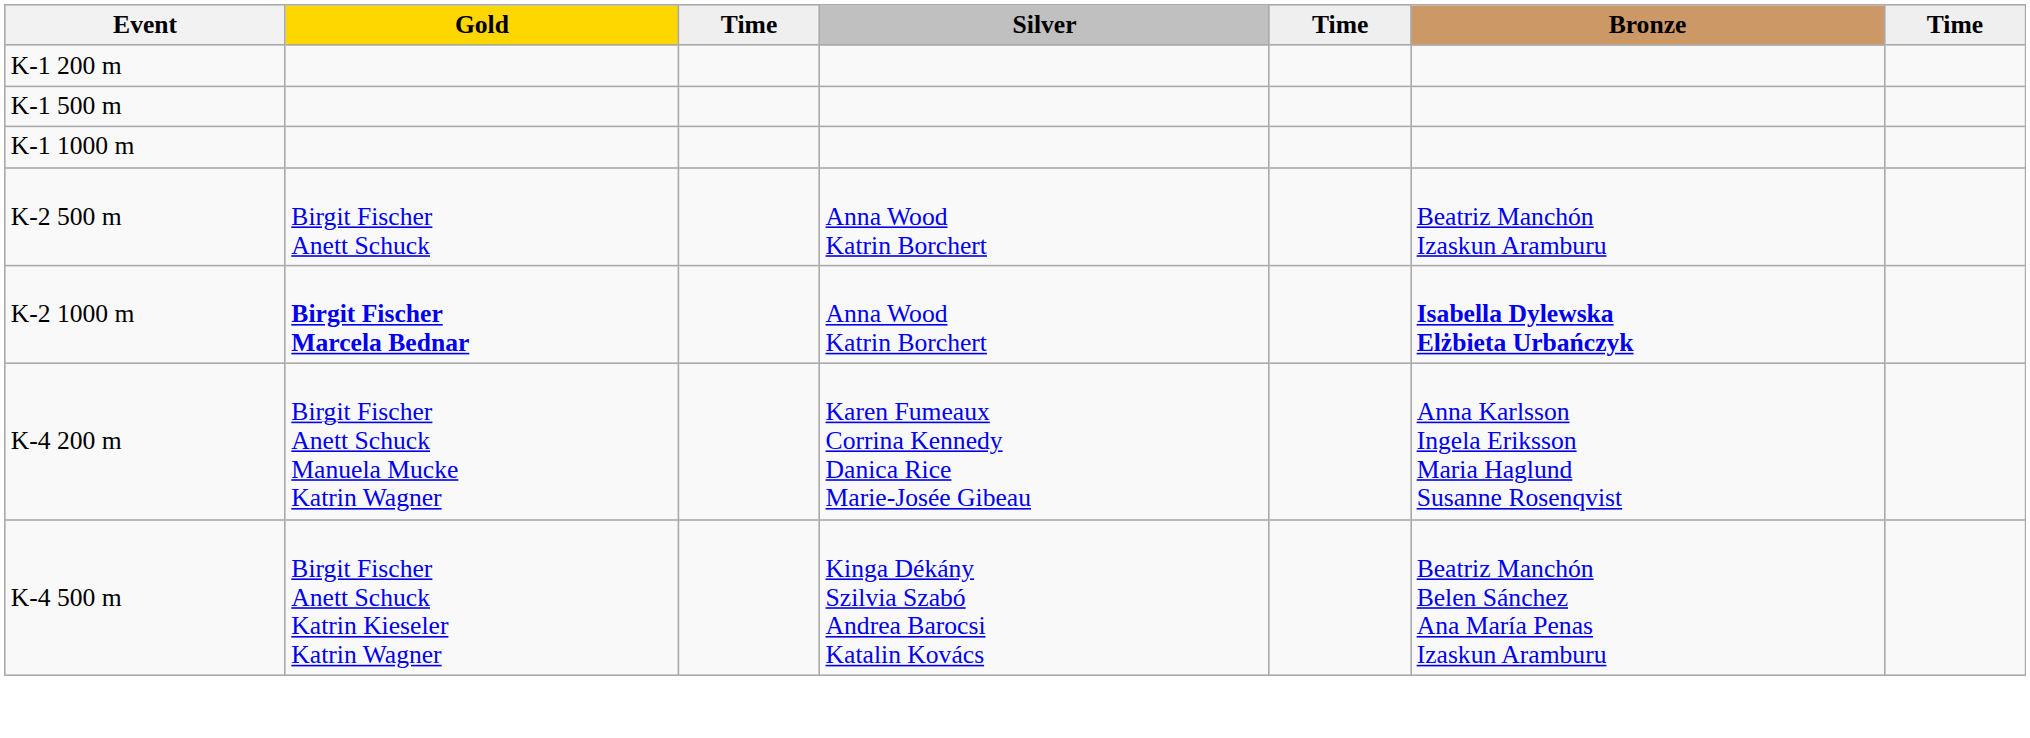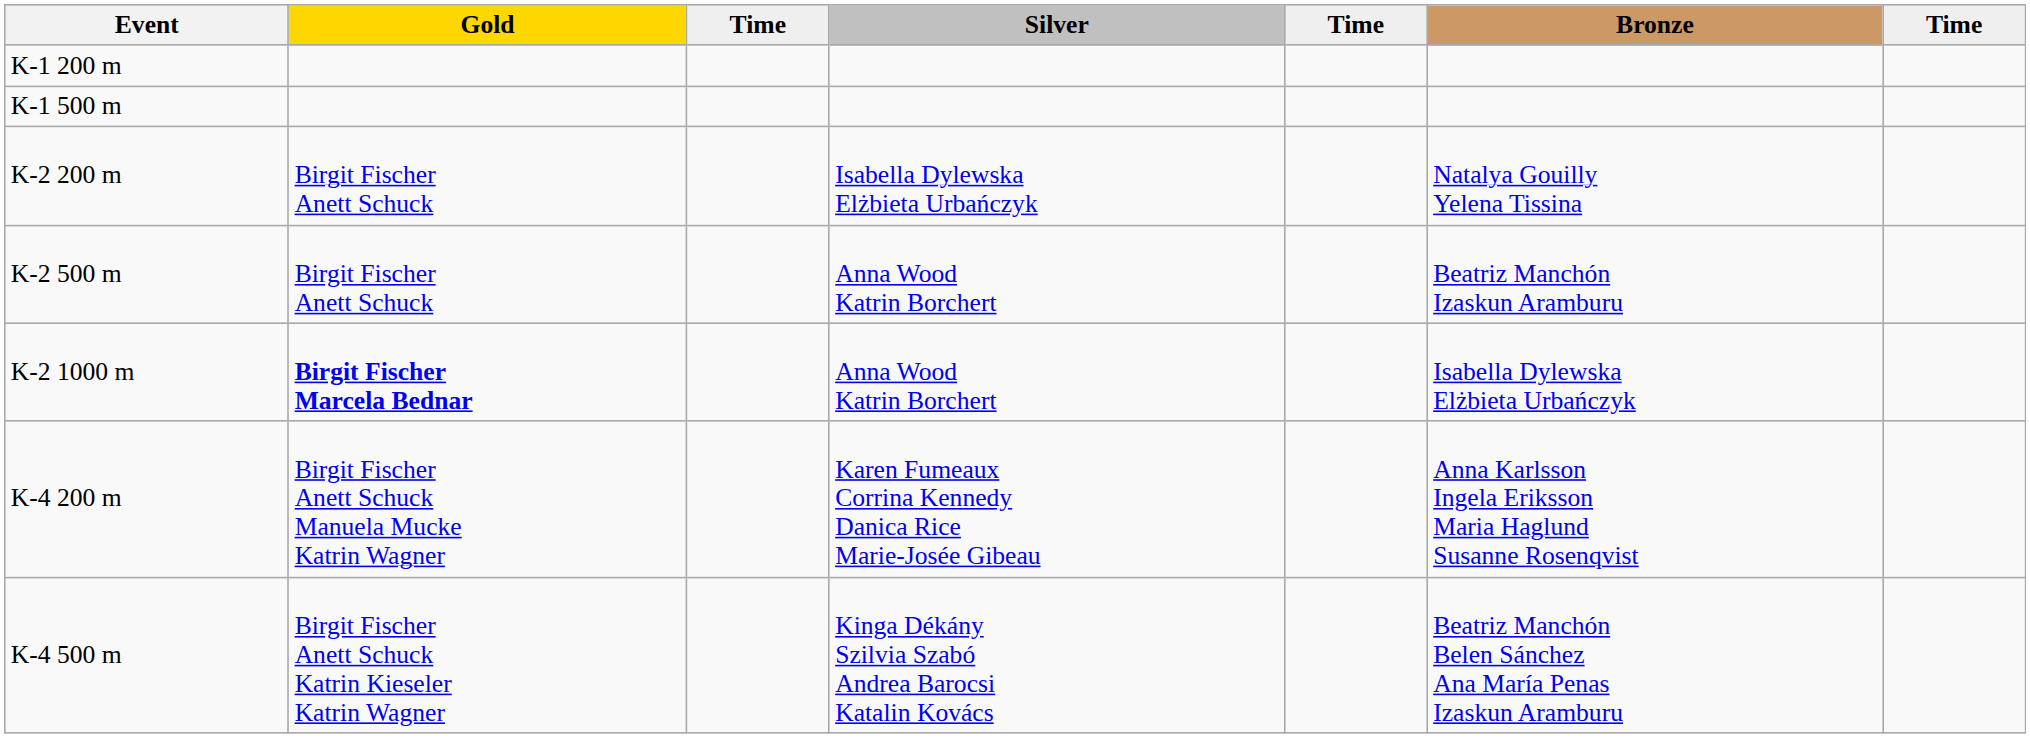- row: (73, 146)
+ row: (66, 175)
(1525, 328) bold -> (1534, 386) normal
